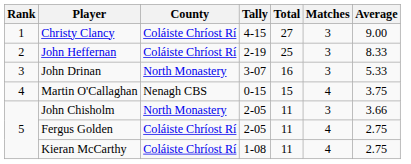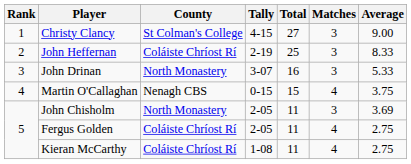(190, 33) Coláiste Chríost Rí -> (193, 33) St Colman's College
(376, 110) 3.66 -> (383, 110) 3.69
